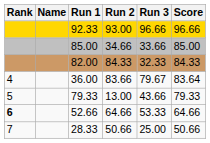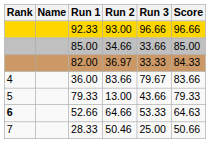(119, 63) 84.33 -> (119, 63) 36.97
(153, 63) 32.33 -> (153, 63) 33.33
(187, 79) 83.64 -> (187, 79) 83.66
(187, 113) 64.66 -> (187, 113) 64.63
(119, 130) 50.66 -> (119, 130) 50.46
